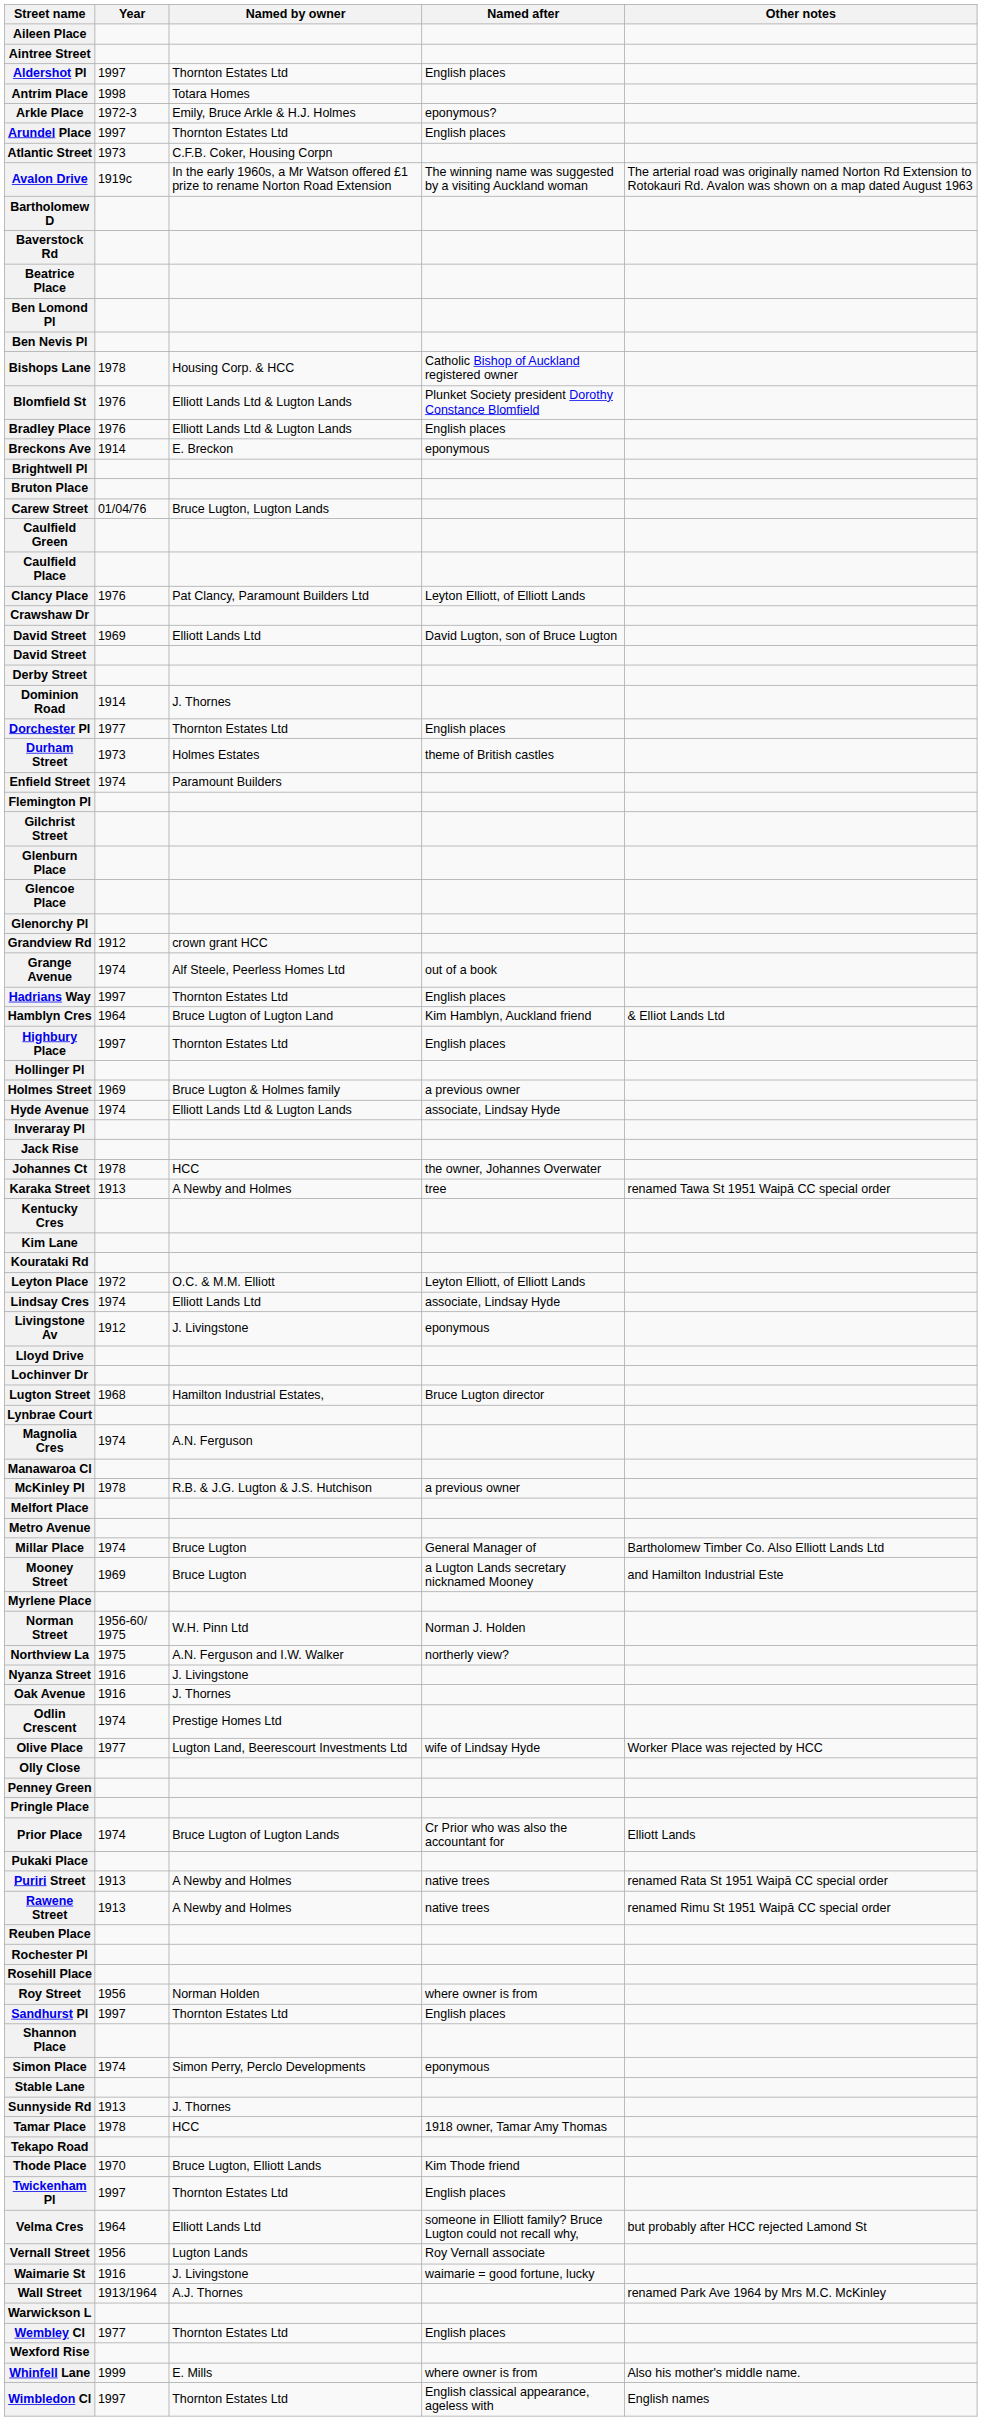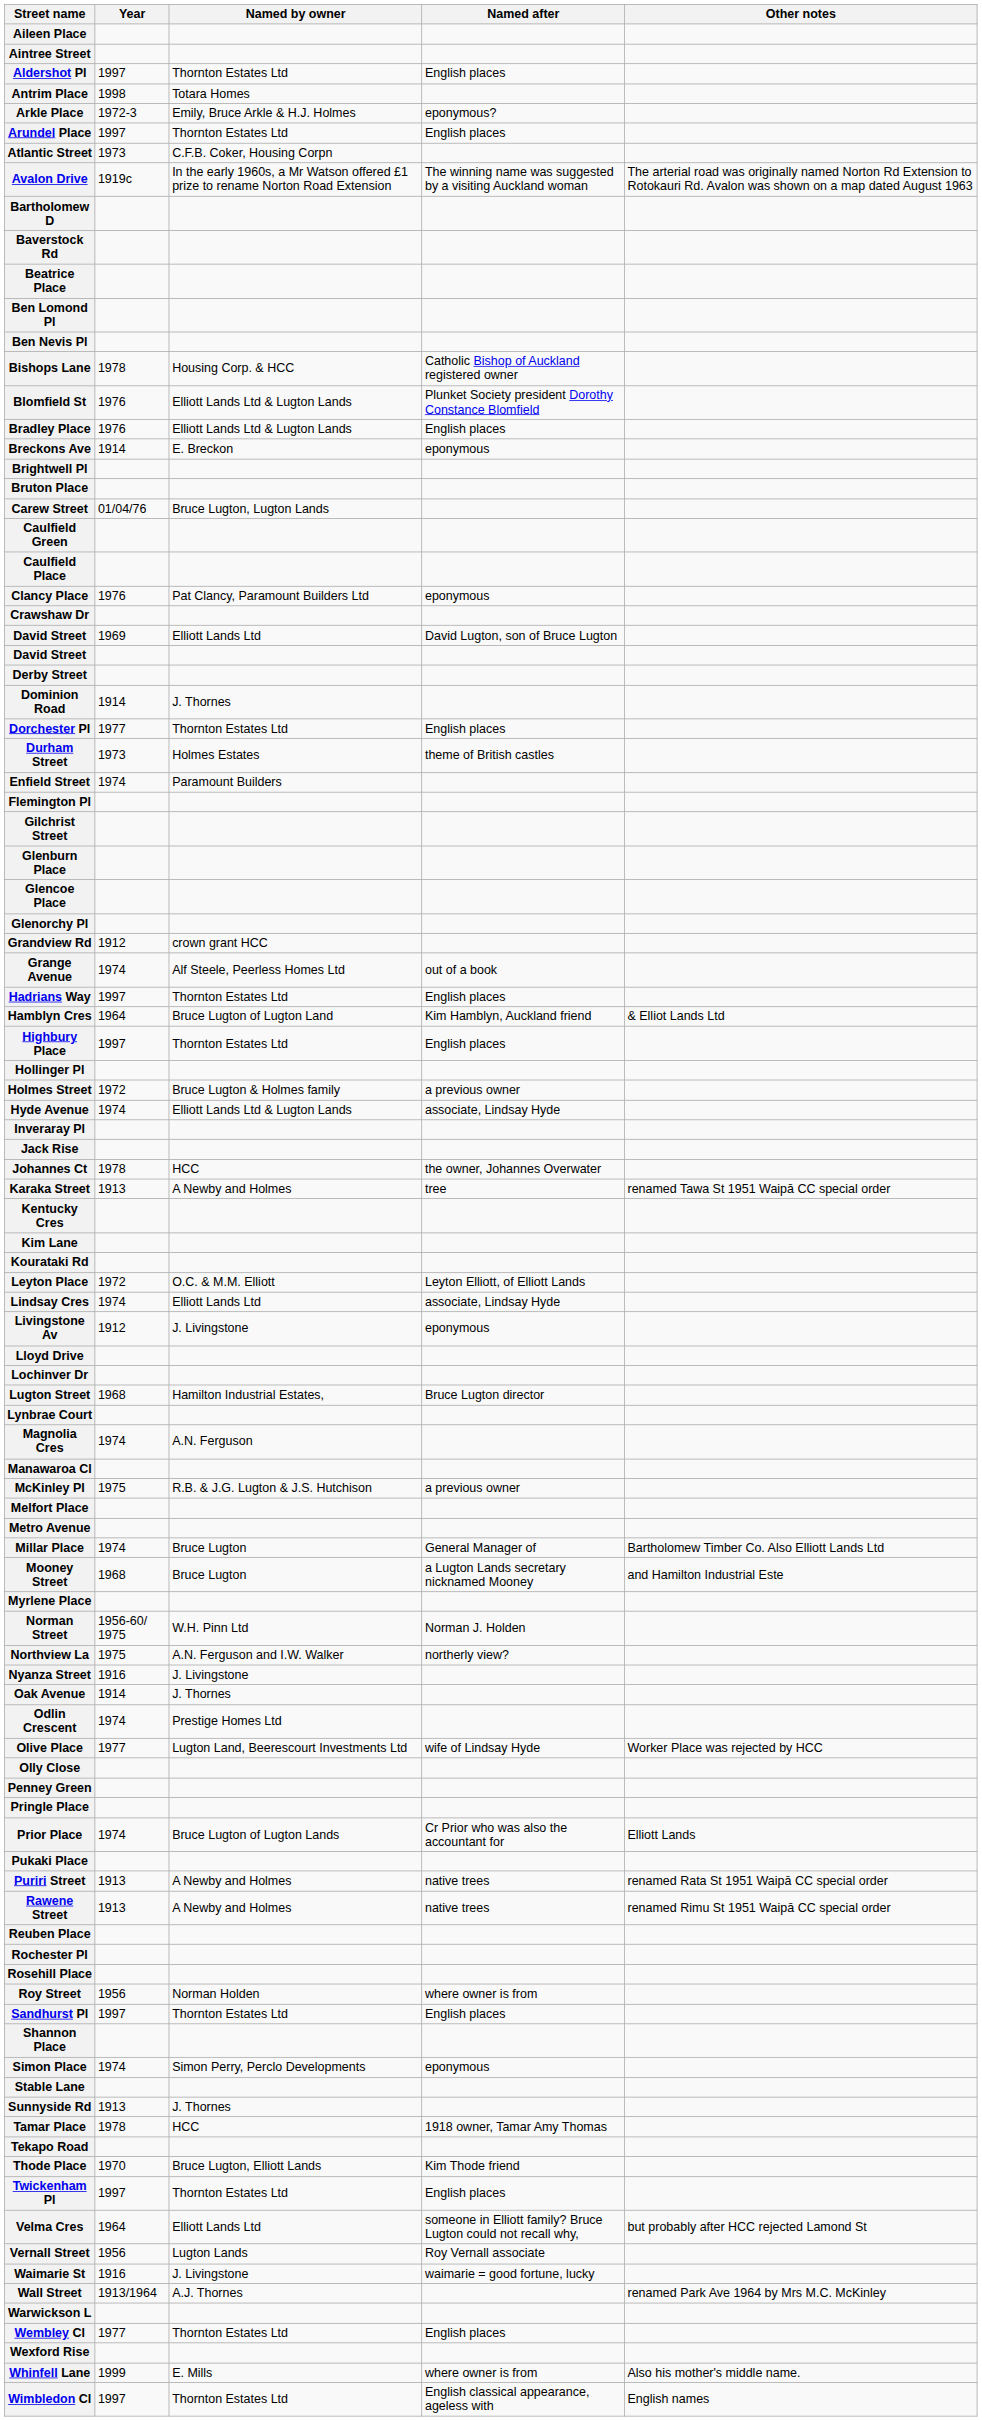(505, 595) Leyton Elliott, of Elliott Lands -> (457, 595) eponymous
(112, 1090) 1969 -> (112, 1090) 1972
(112, 1488) 1978 -> (112, 1488) 1975
(112, 1574) 1969 -> (112, 1574) 1968
(112, 1694) 1916 -> (112, 1694) 1914
